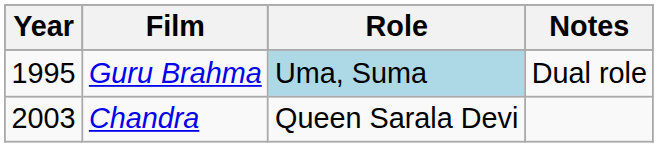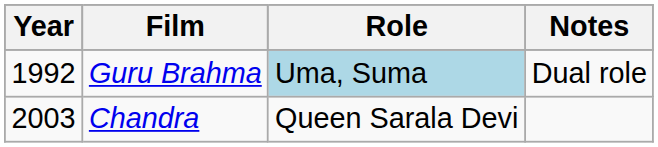(44, 73) 1995 -> (44, 73) 1992
